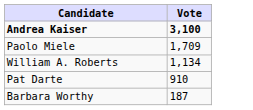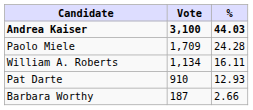+ column: (230, 13)
